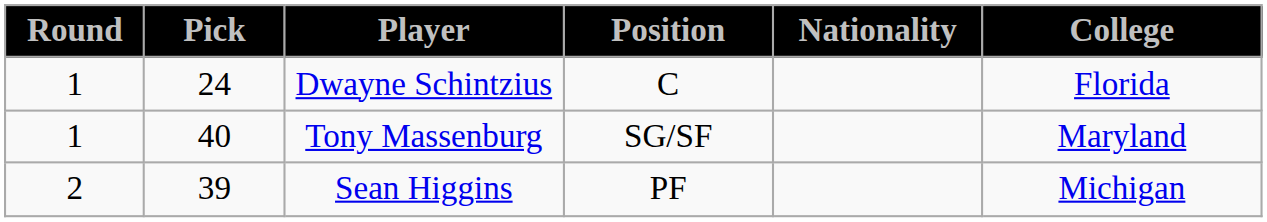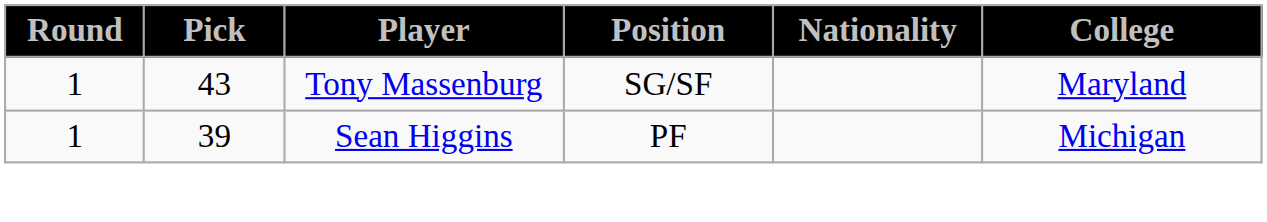- row: (424, 83)
(214, 135) 40 -> (214, 83) 43
(75, 188) 2 -> (75, 135) 1
